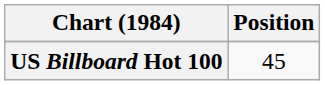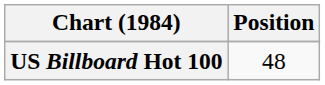(274, 60) 45 -> (274, 60) 48
